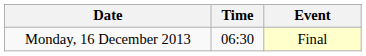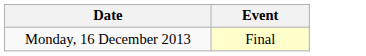- column: (237, 16)
